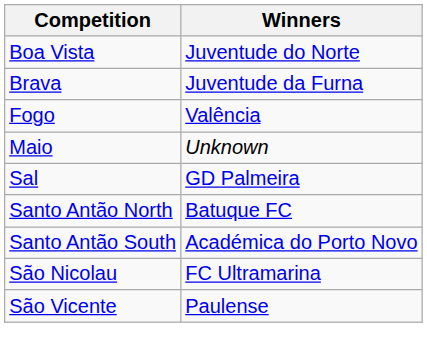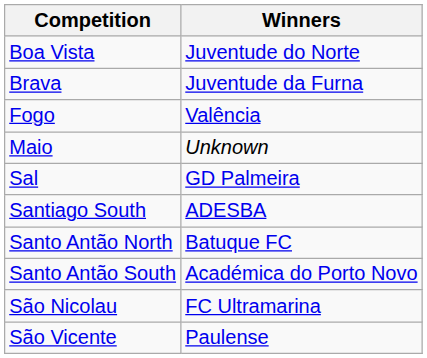+ row: (78, 210)
